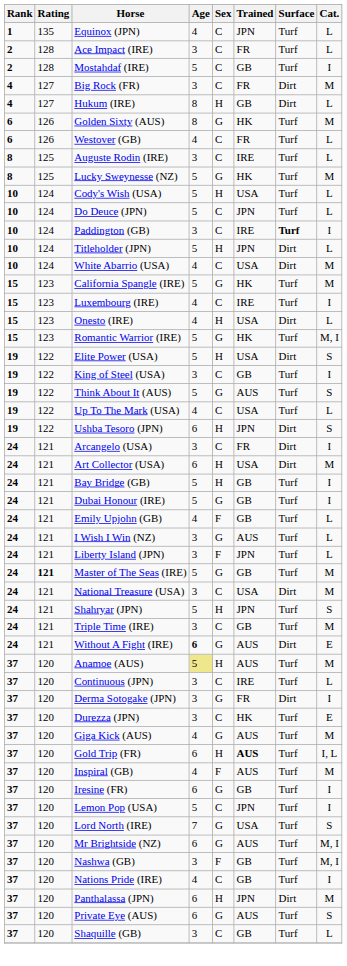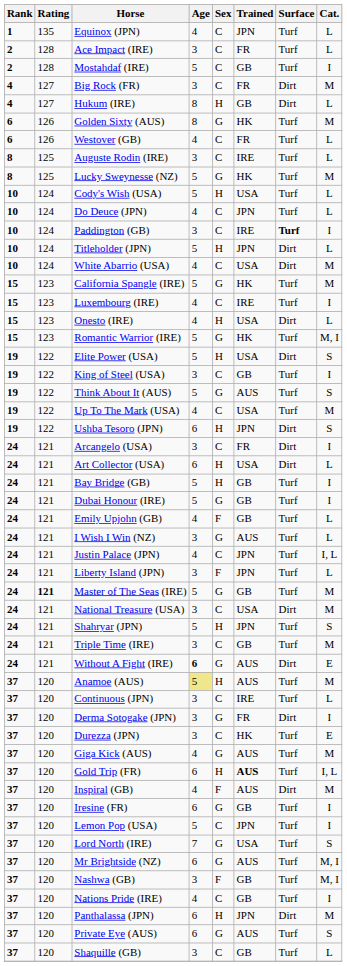(194, 212) 5 -> (194, 212) 4
(329, 411) L -> (329, 411) M
(329, 465) M -> (329, 465) L
+ row: (117, 555)
(288, 772) Turf -> (287, 790) Dirt
